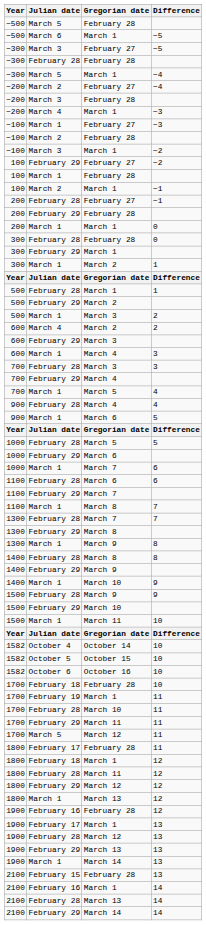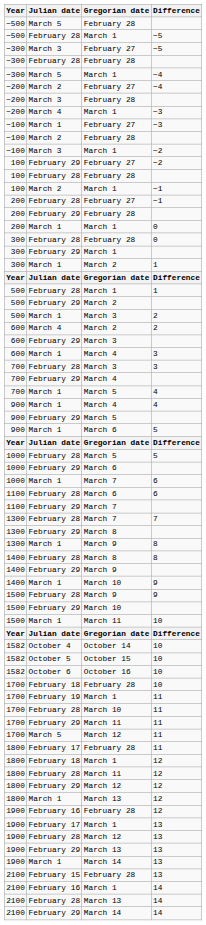(45, 36) March 6 -> (54, 36) February 28
(45, 176) March 1 -> (54, 176) February 28
(54, 405) February 28 -> (45, 405) March 1
+ row: (18, 417)
- row: (16, 506)
